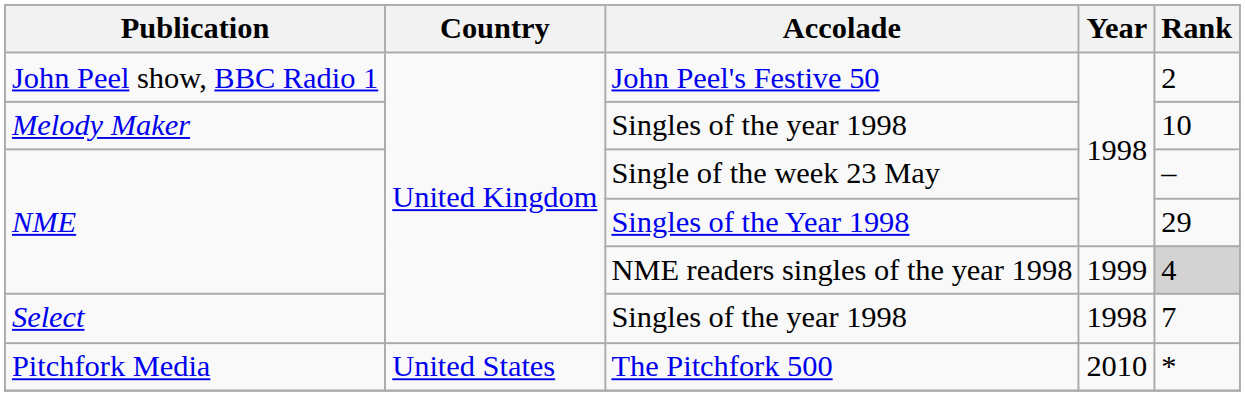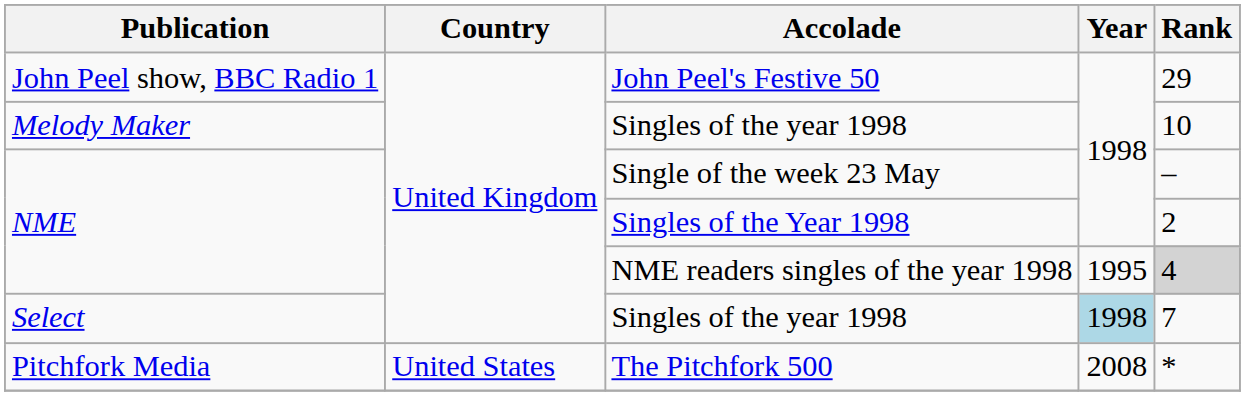(1169, 76) 2 -> (1176, 76) 29
(1176, 221) 29 -> (1169, 221) 2
(1117, 269) 1999 -> (1117, 269) 1995
(1117, 317) no background -> (1117, 317) lightblue background
(1117, 366) 2010 -> (1117, 366) 2008
